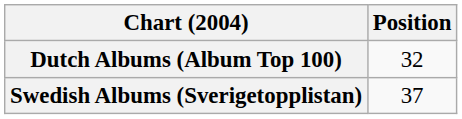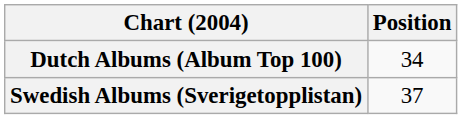(412, 58) 32 -> (412, 58) 34
